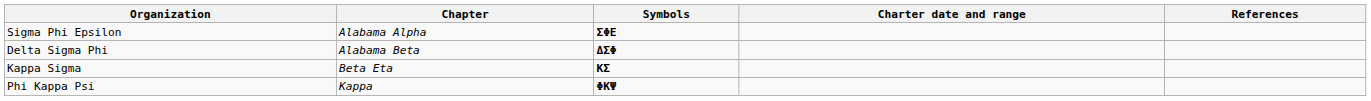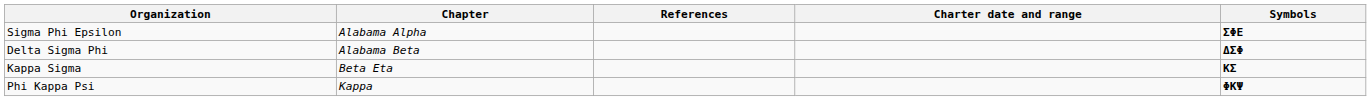columns swapped: (666, 14) <-> (1265, 14)
